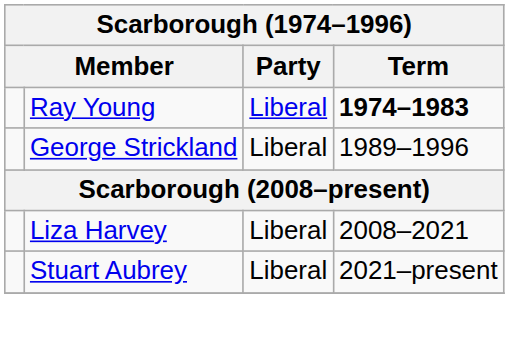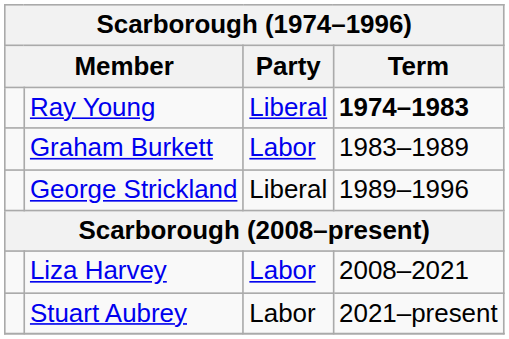+ row: (121, 148)
(288, 230) Liberal -> (283, 271) Labor
(288, 271) Liberal -> (283, 312) Labor
